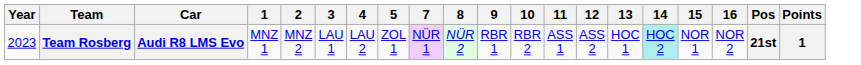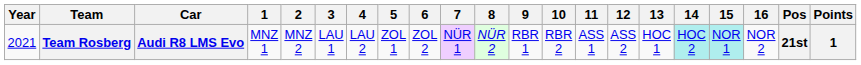+ column: (425, 14)
(22, 42) 2023 -> (22, 42) 2021
(695, 42) no background -> (726, 42) paleturquoise background
